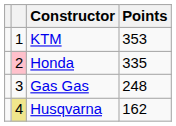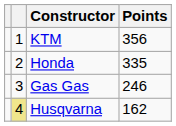(135, 39) 353 -> (135, 39) 356
(19, 63) pink background -> (19, 63) no background
(135, 86) 248 -> (135, 86) 246
